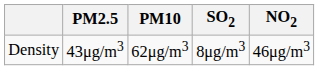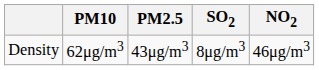columns swapped: (95, 19) <-> (160, 19)
